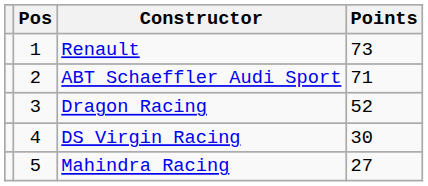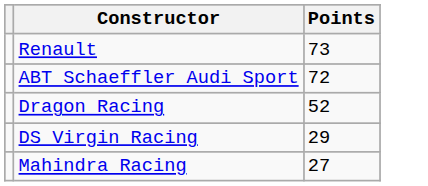- column: (35, 20)
(362, 78) 71 -> (319, 78) 72
(362, 137) 30 -> (319, 137) 29
